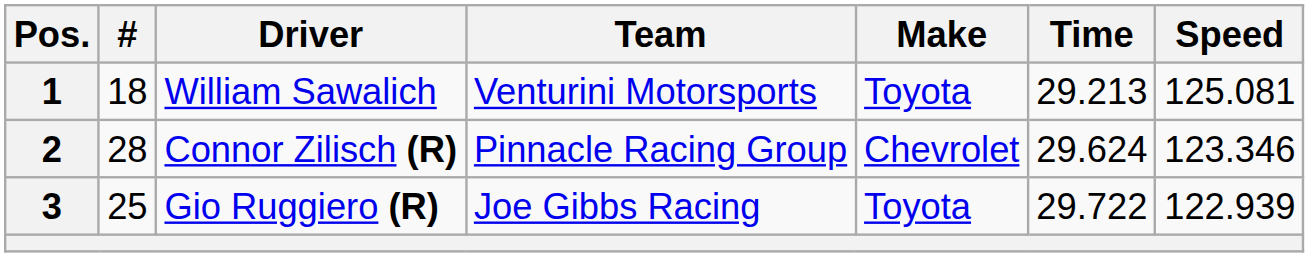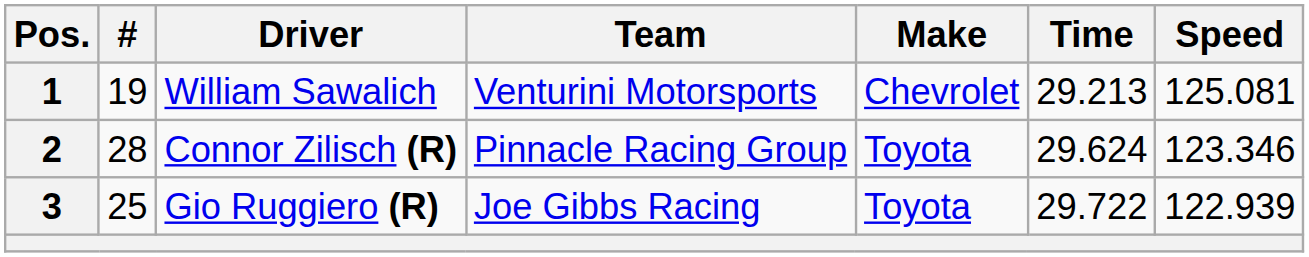(127, 92) 18 -> (127, 92) 19
(918, 92) Toyota -> (942, 92) Chevrolet
(942, 149) Chevrolet -> (918, 149) Toyota
